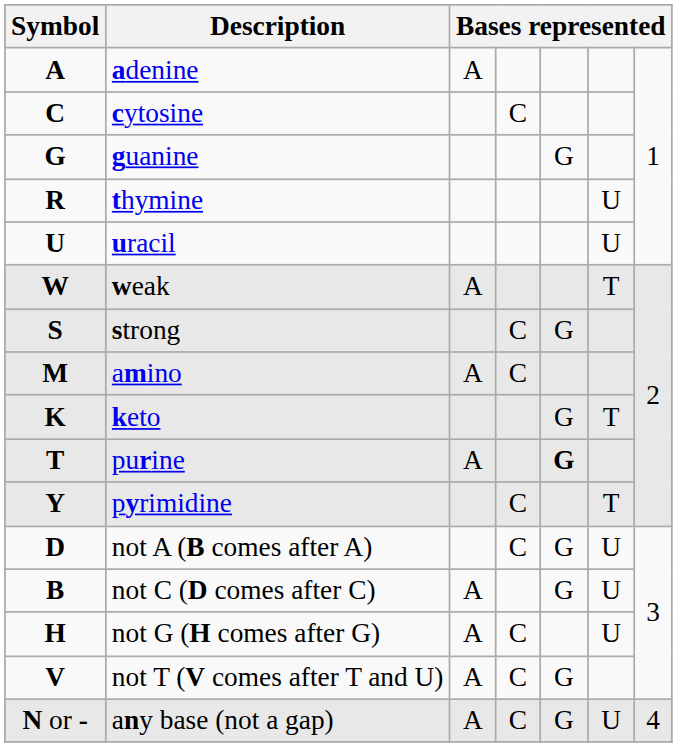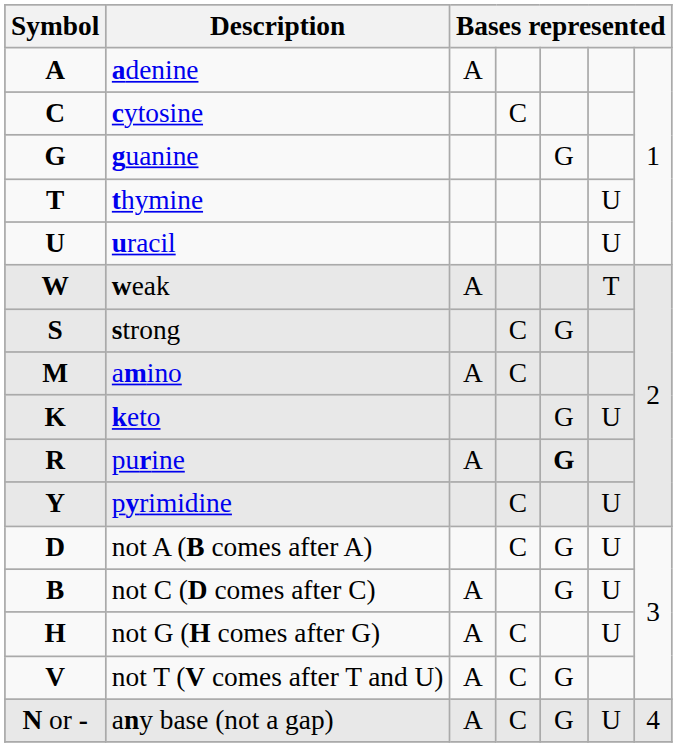(55, 199) R -> (55, 199) T
(611, 416) T -> (611, 416) U
(55, 460) T -> (55, 460) R
(611, 503) T -> (611, 503) U
